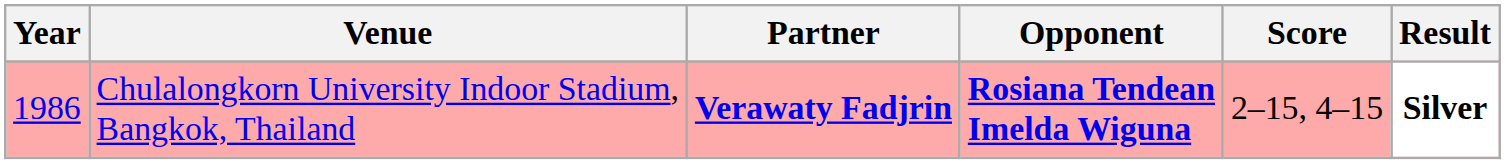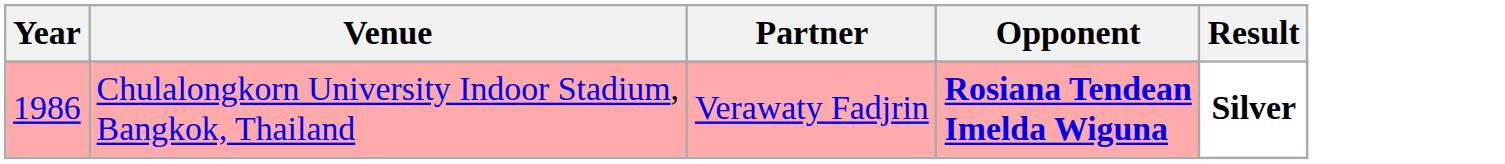- column: (1307, 32)
(823, 108) bold -> (812, 108) normal
